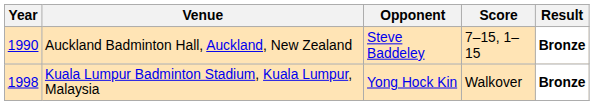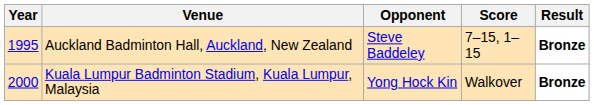(23, 45) 1990 -> (23, 45) 1995
(23, 83) 1998 -> (23, 83) 2000
